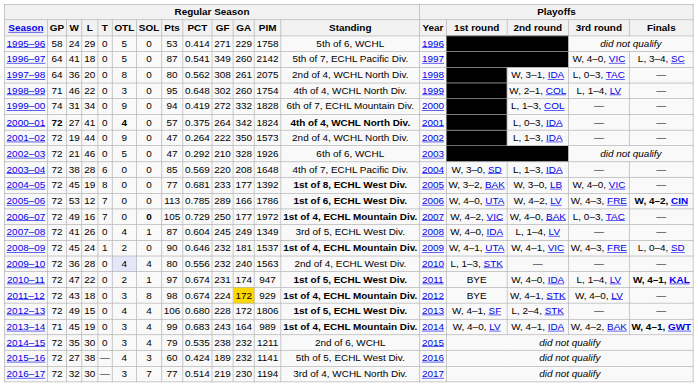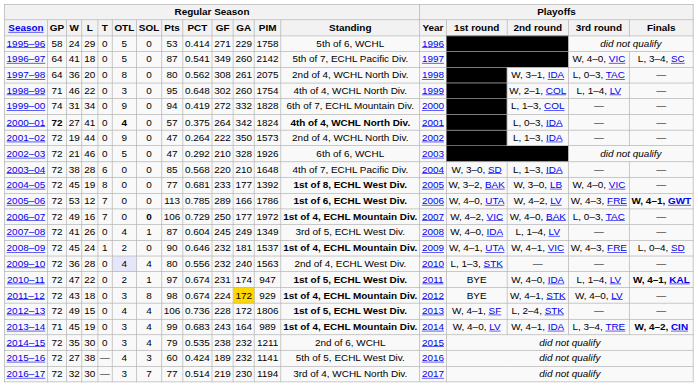(197, 169) 0.569 -> (197, 169) 0.568
(244, 169) 208 -> (244, 169) 210
(661, 201) W, 4–2, CIN -> (661, 201) W, 4–1, GWT
(172, 216) 105 -> (172, 216) 106
(197, 311) 0.680 -> (197, 311) 0.736
(599, 327) W, 4–2, BAK -> (599, 327) L, 3–4, TRE
(661, 327) W, 4–1, GWT -> (661, 327) W, 4–2, CIN
